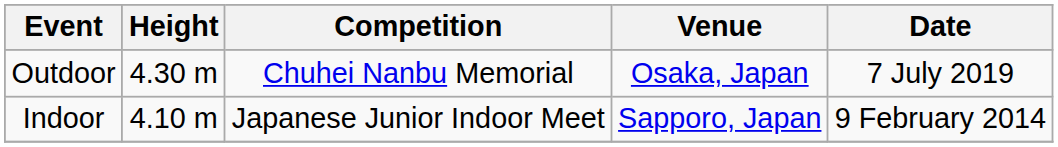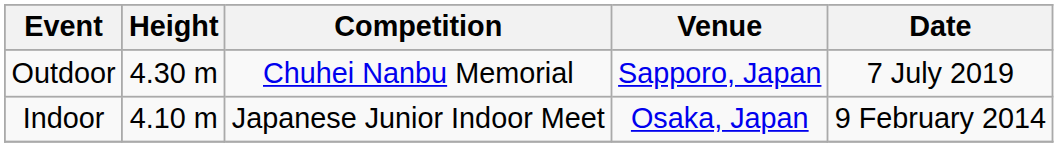(720, 73) Osaka, Japan -> (720, 73) Sapporo, Japan
(720, 118) Sapporo, Japan -> (720, 118) Osaka, Japan
